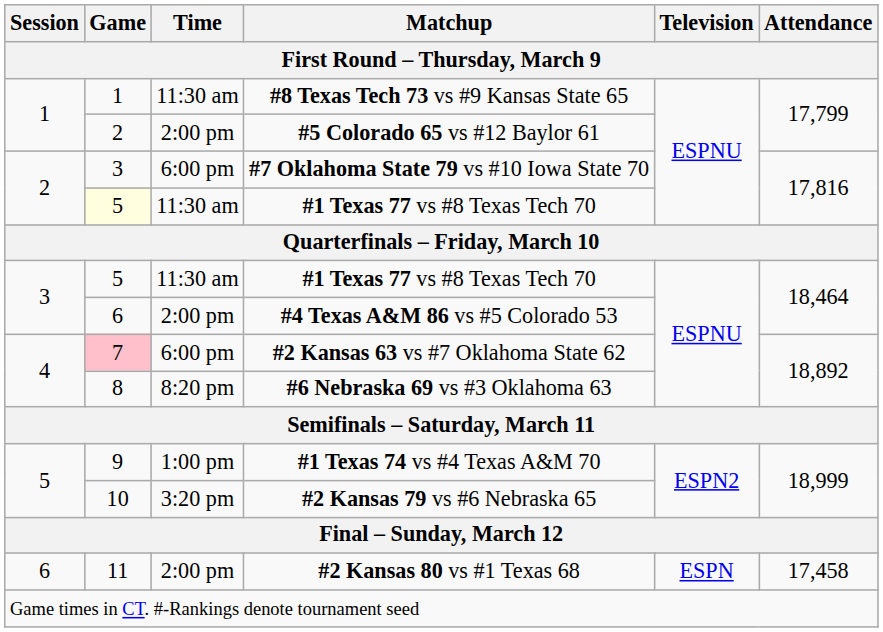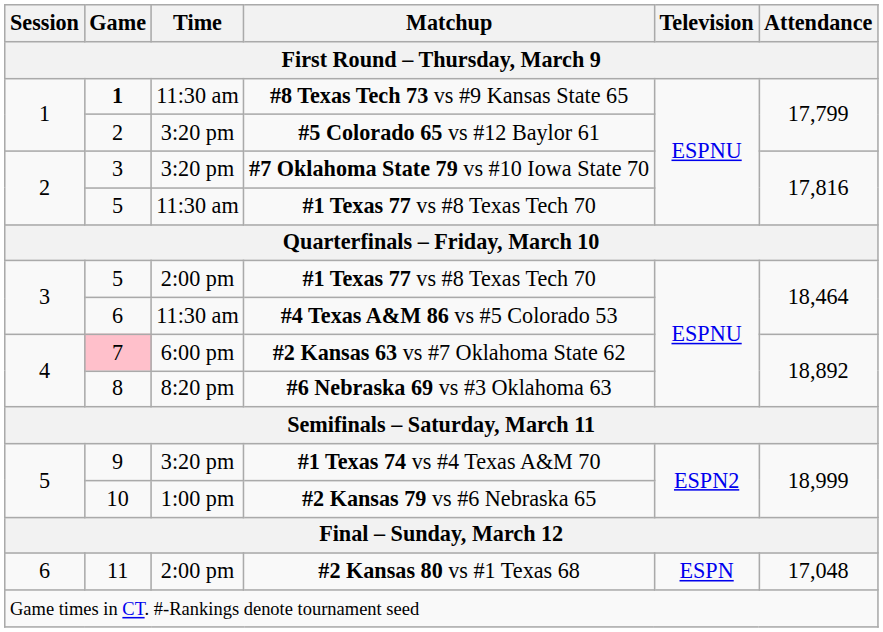(118, 96) normal -> (118, 96) bold
(197, 132) 2:00 pm -> (197, 132) 3:20 pm
(197, 169) 6:00 pm -> (197, 169) 3:20 pm
(118, 206) lightyellow background -> (118, 206) no background
(198, 279) 11:30 am -> (197, 279) 2:00 pm
(197, 315) 2:00 pm -> (198, 315) 11:30 am
(197, 462) 1:00 pm -> (197, 462) 3:20 pm
(197, 498) 3:20 pm -> (197, 498) 1:00 pm
(818, 571) 17,458 -> (818, 571) 17,048
